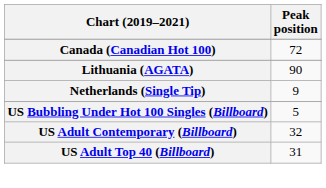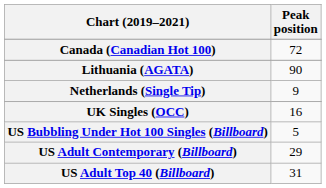+ row: (138, 111)
(296, 132) 32 -> (296, 152) 29
